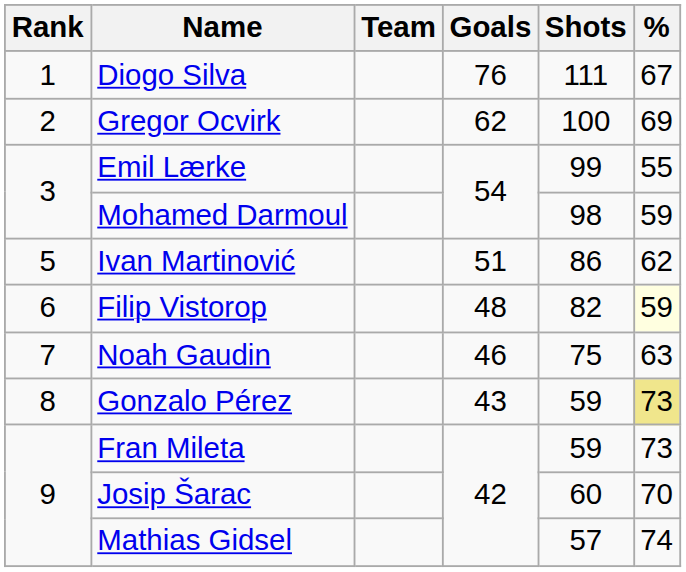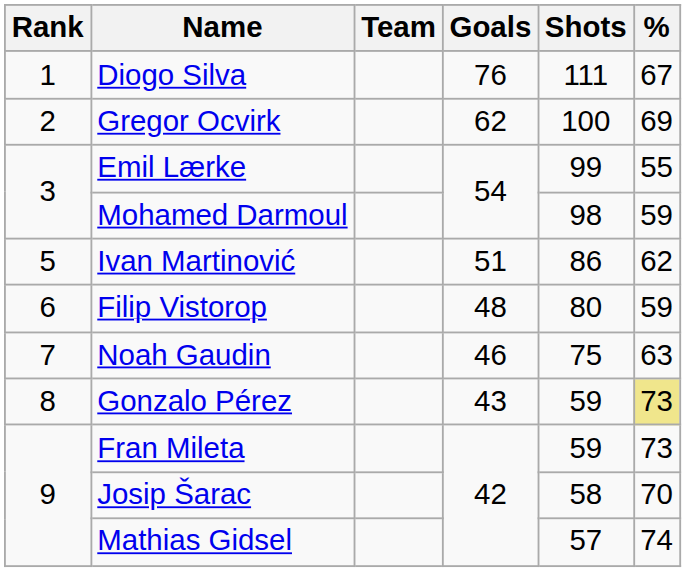(586, 307) 82 -> (586, 307) 80
(657, 307) lightyellow background -> (657, 307) no background
(586, 494) 60 -> (586, 494) 58
